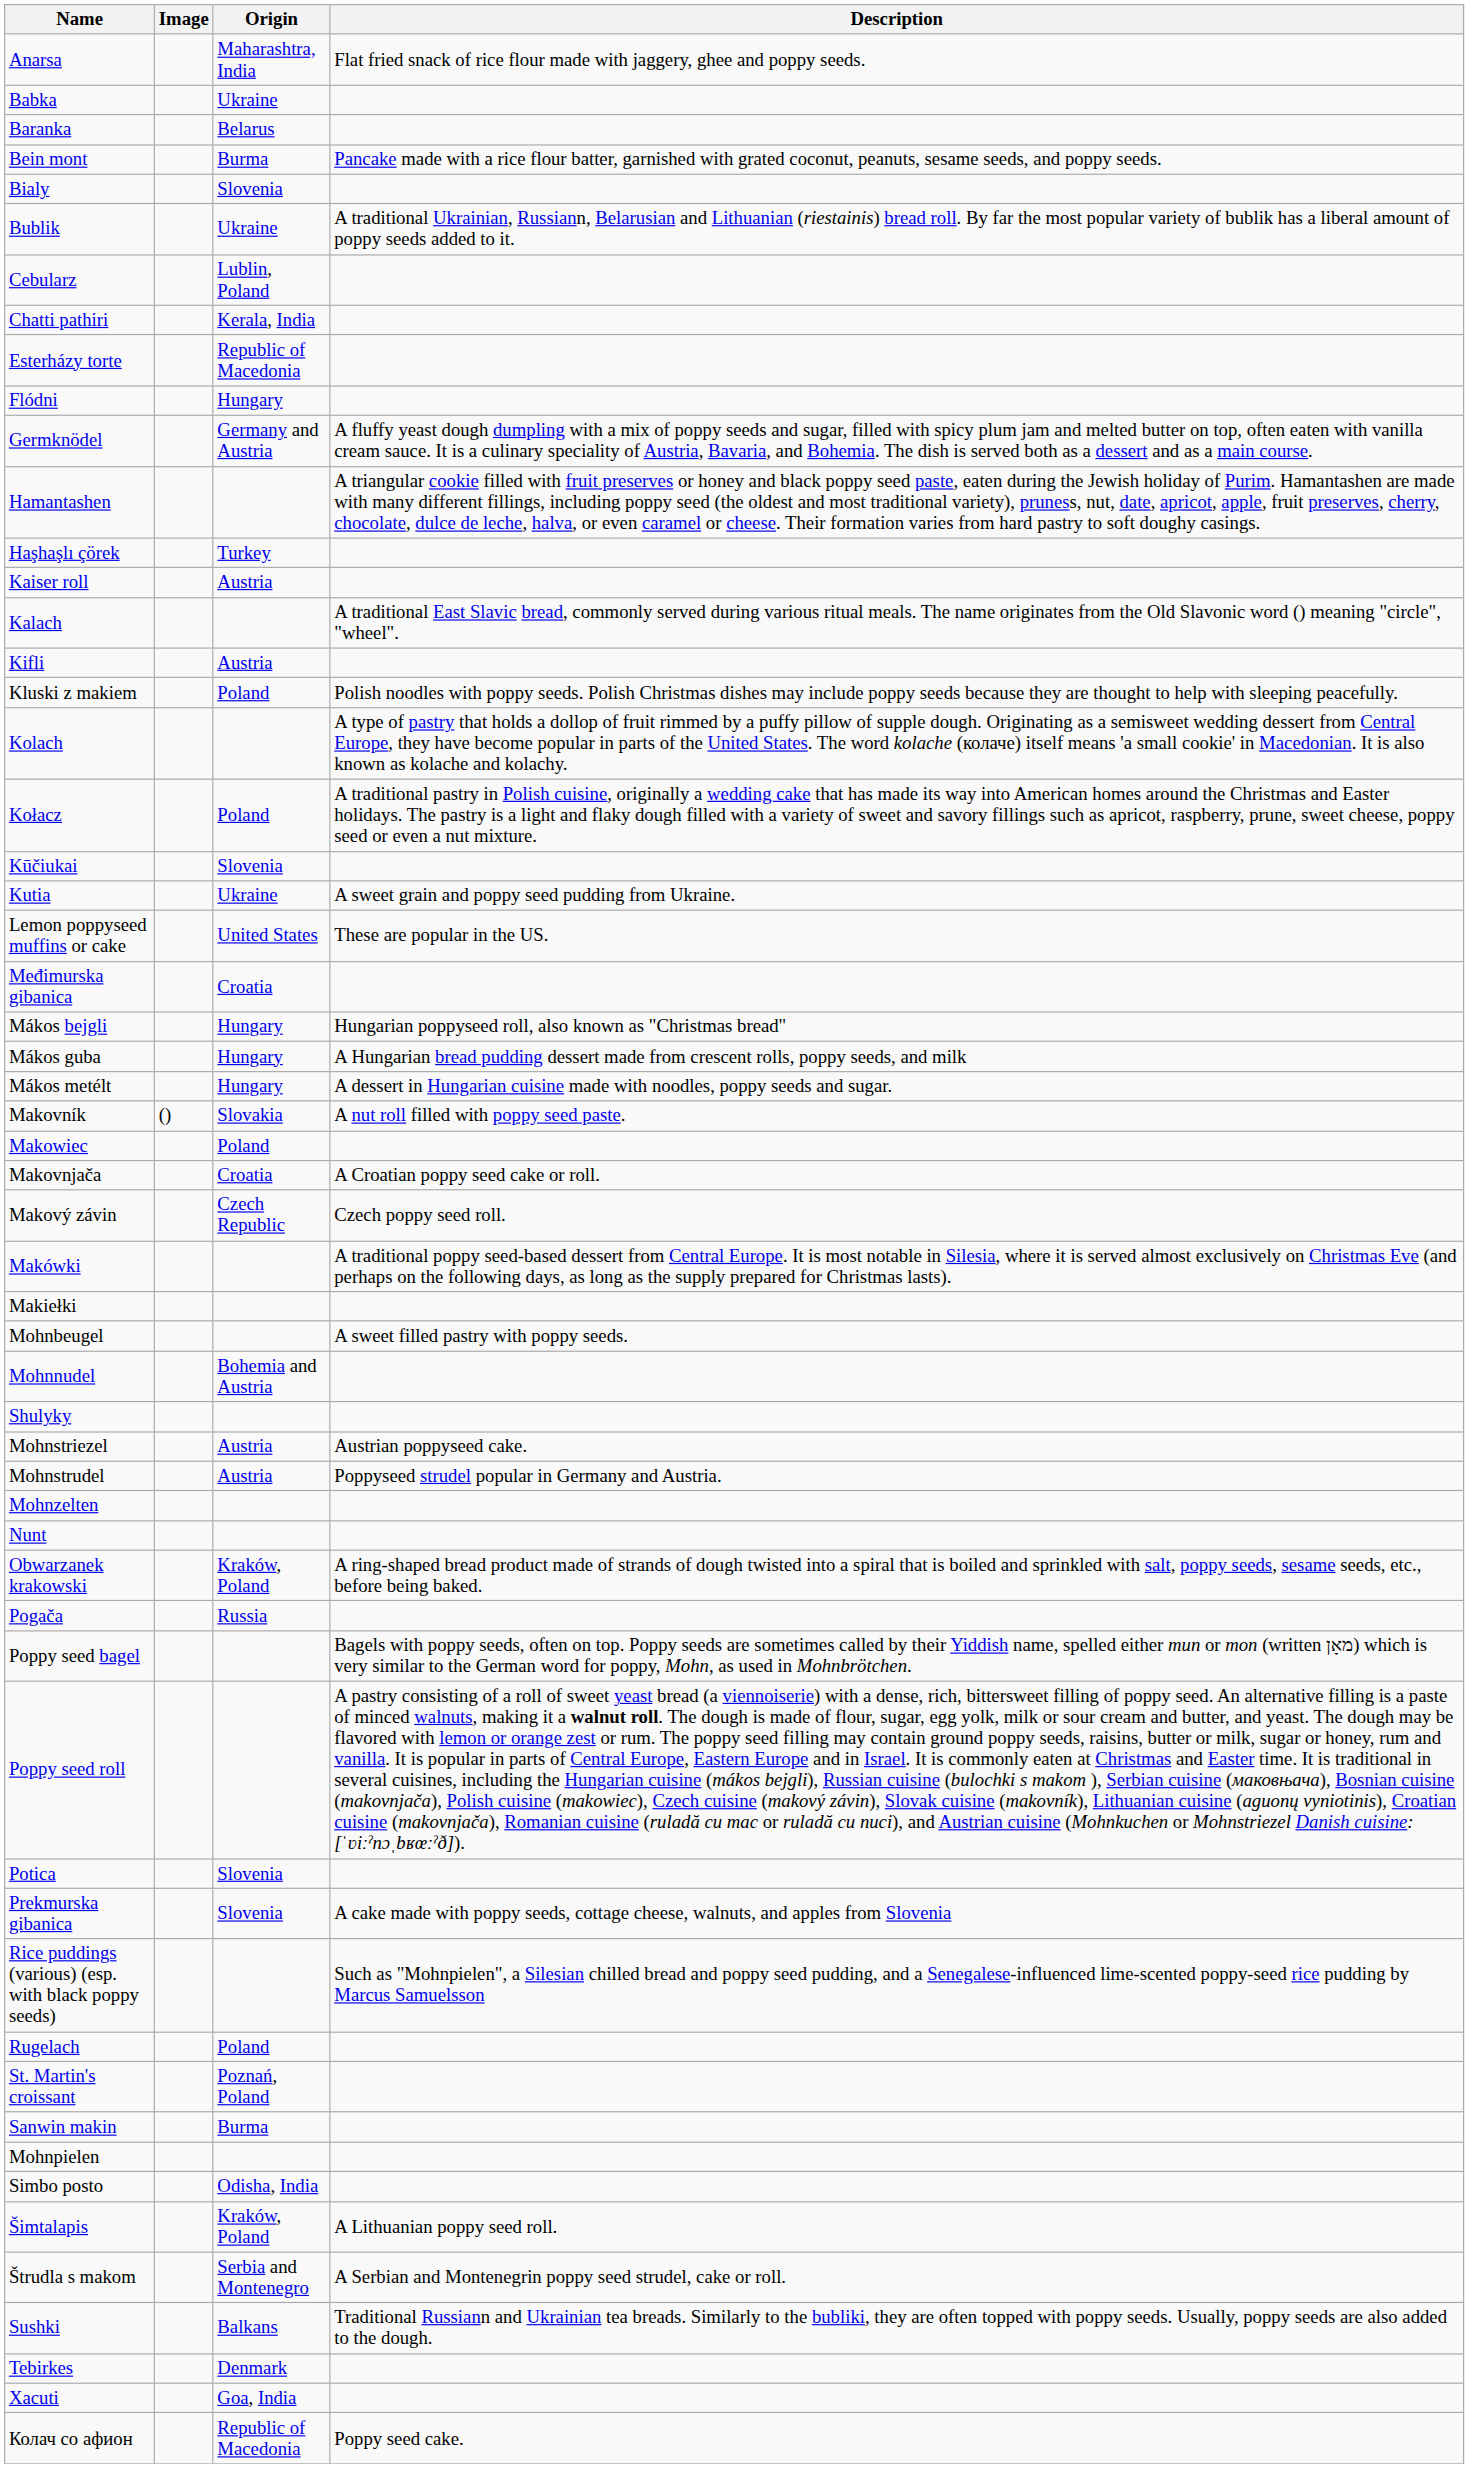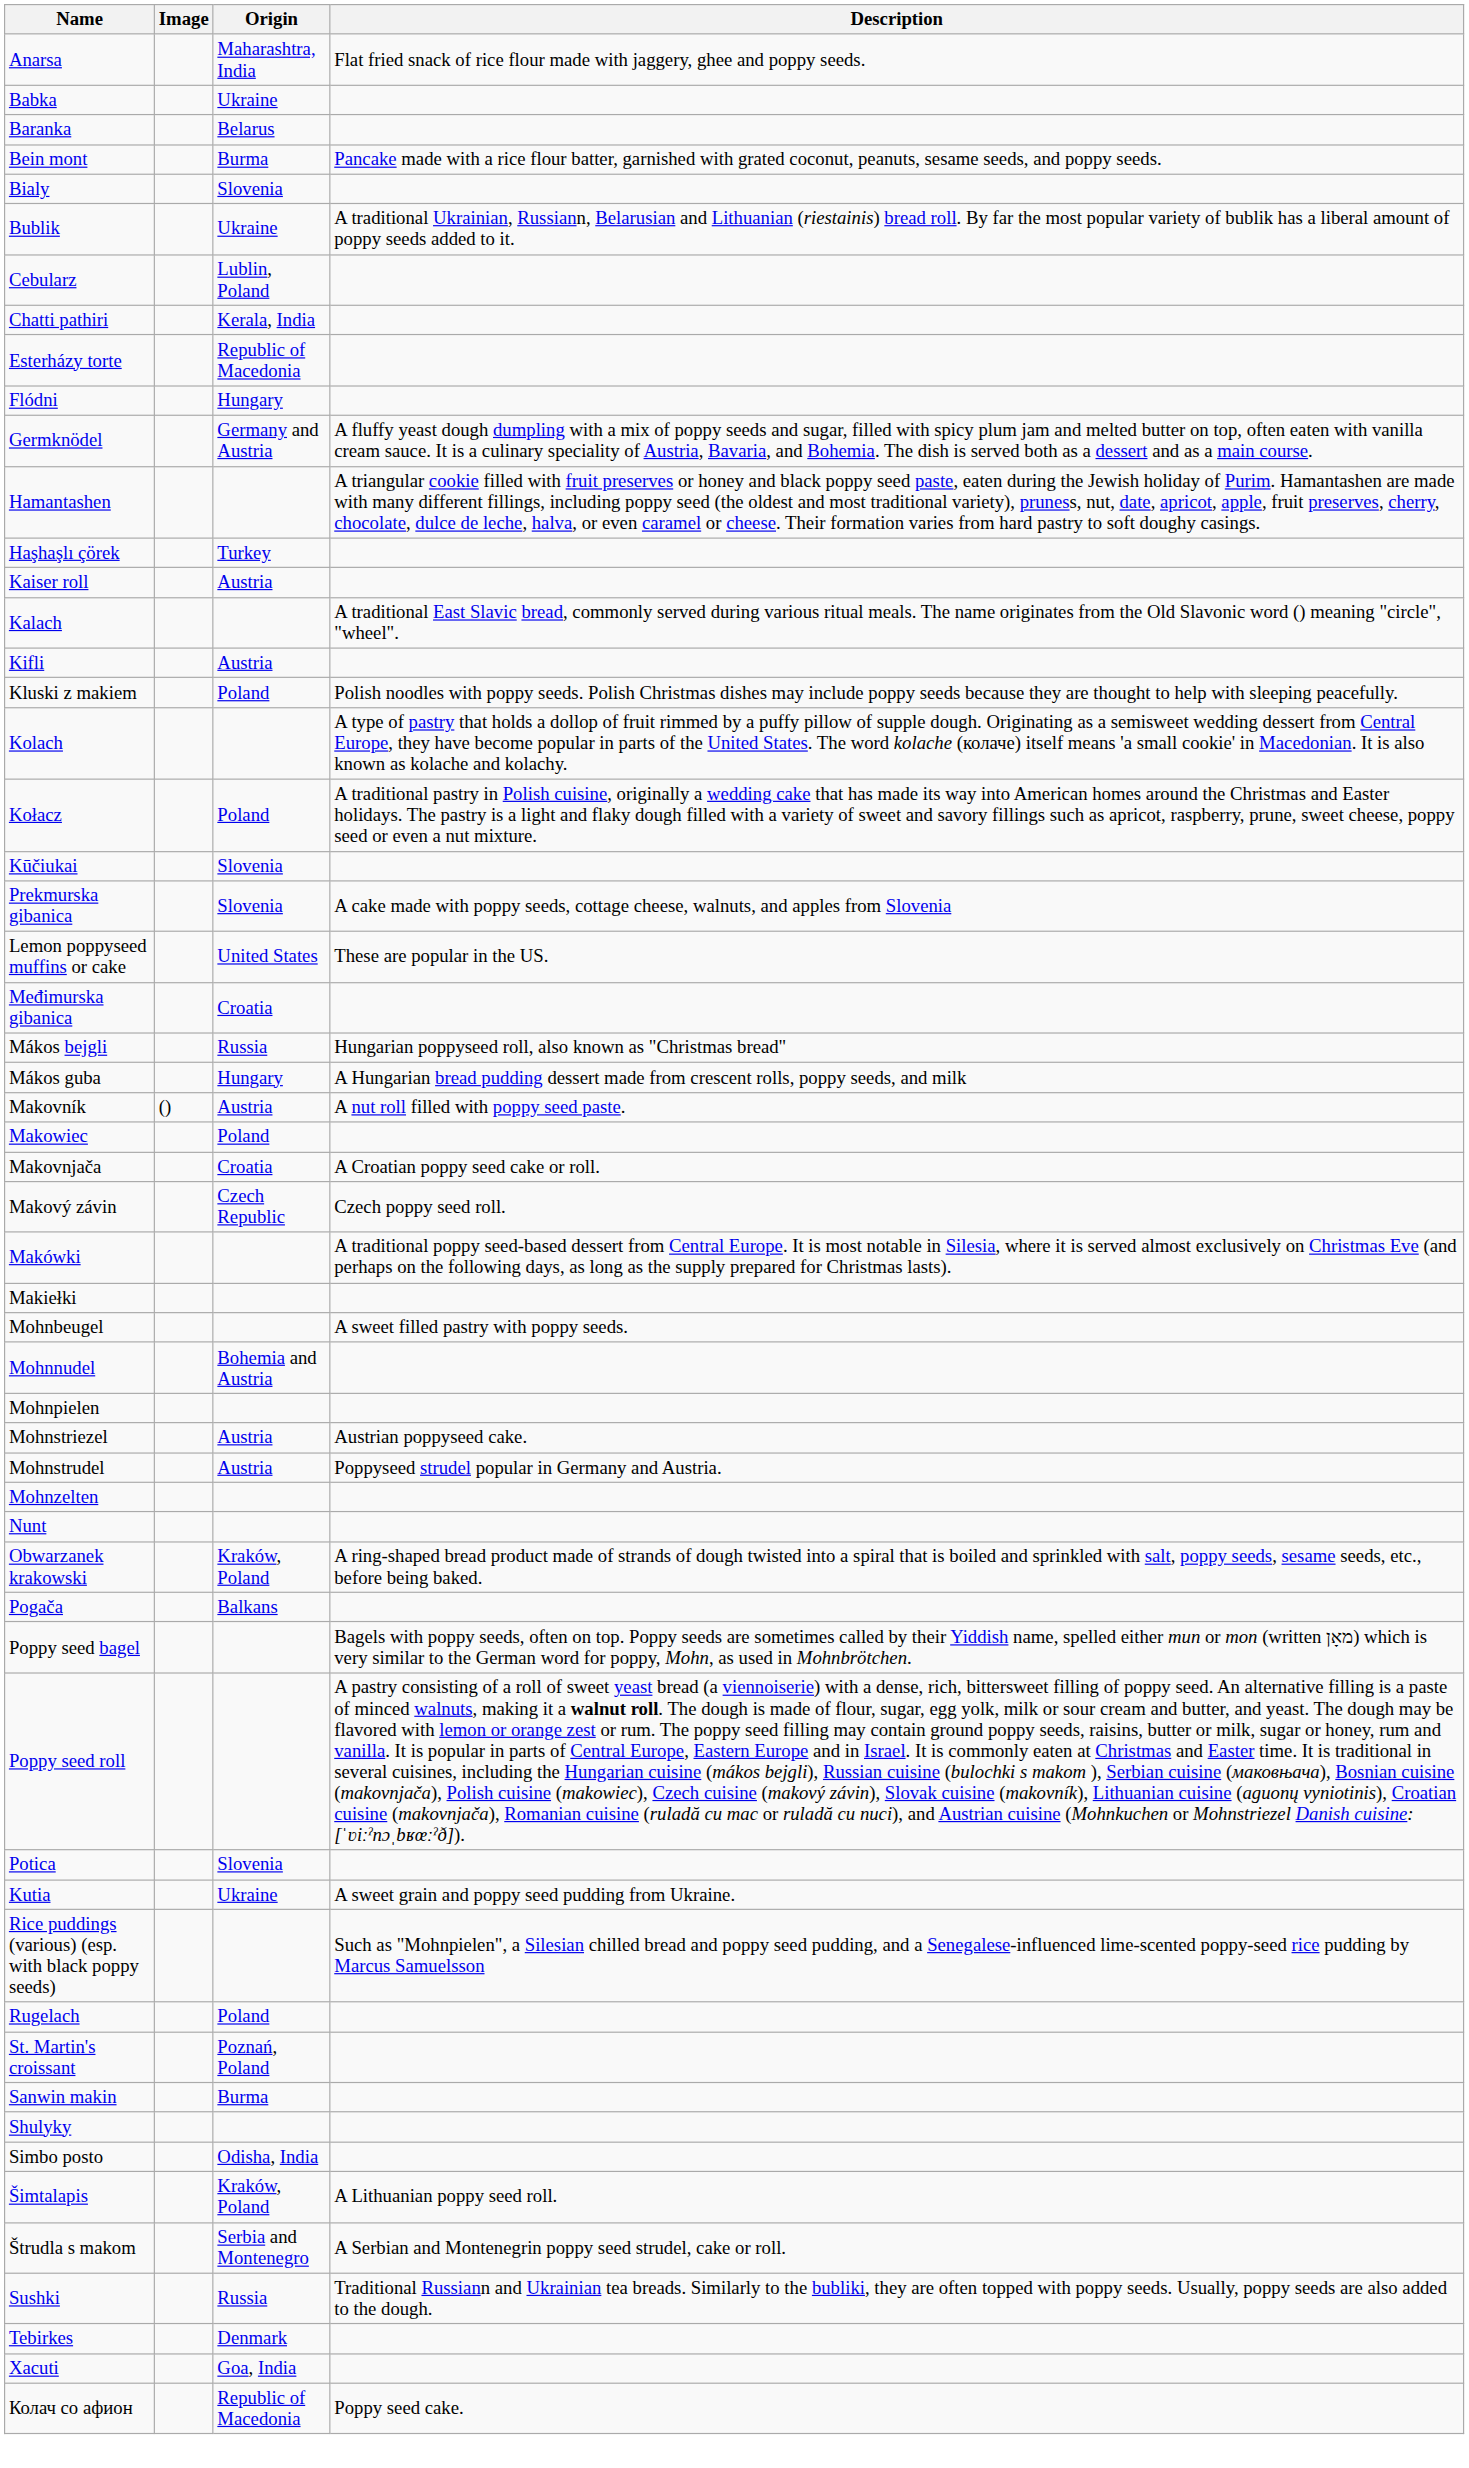rows swapped: (30, 895) <-> (54, 1913)
(250, 1026) Hungary -> (242, 1047) Russia
- row: (60, 1086)
(250, 1115) Slovakia -> (245, 1107) Austria
rows swapped: (54, 2156) <-> (40, 1416)
(242, 1615) Russia -> (248, 1607) Balkans
(248, 2328) Balkans -> (242, 2298) Russia
